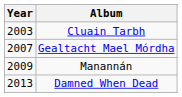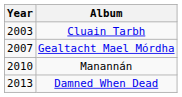(20, 66) 2009 -> (20, 66) 2010
